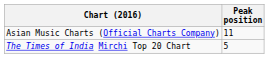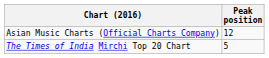(228, 33) 11 -> (228, 33) 12
